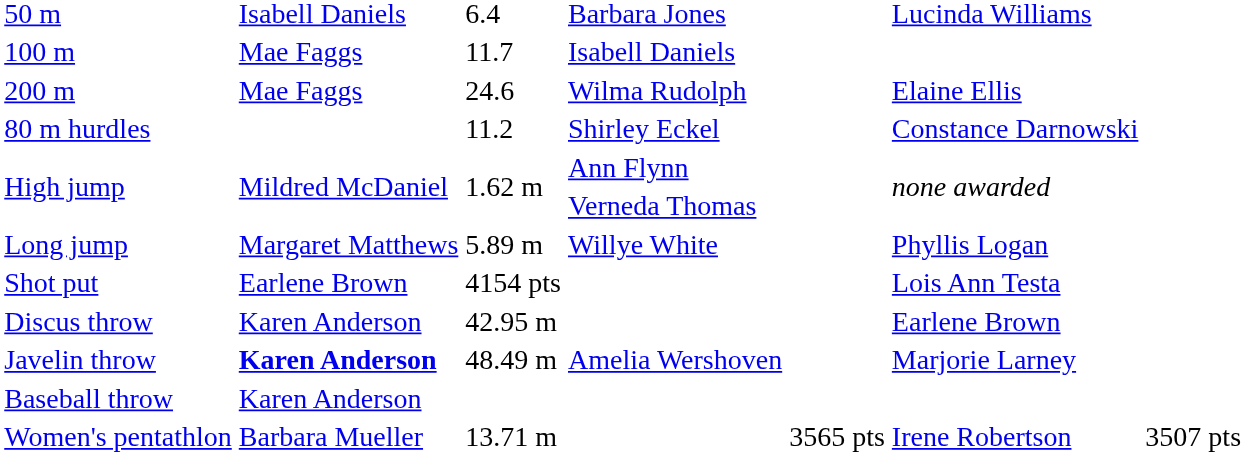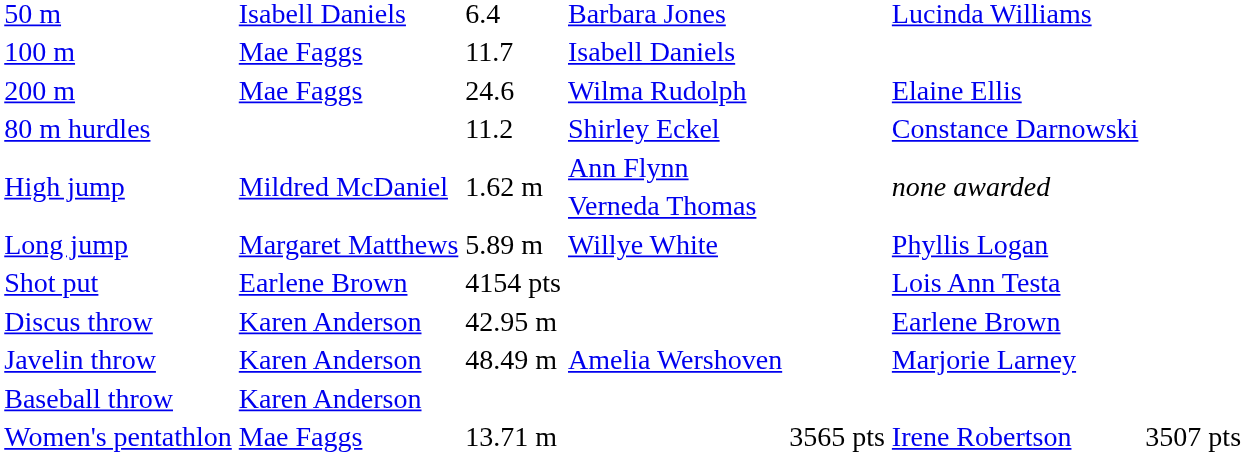(338, 360) bold -> (330, 360) normal
(331, 437) Barbara Mueller -> (301, 437) Mae Faggs
